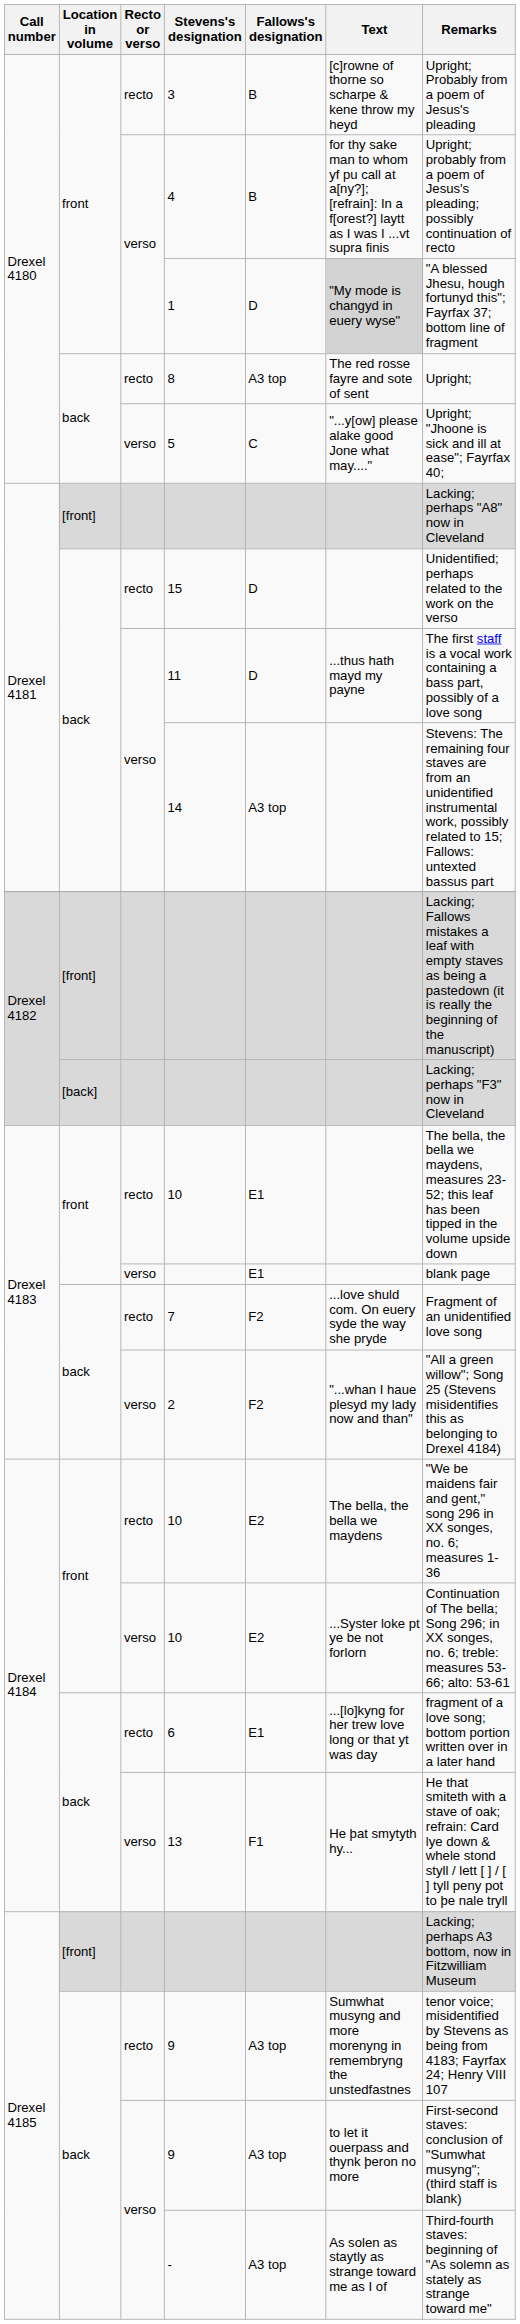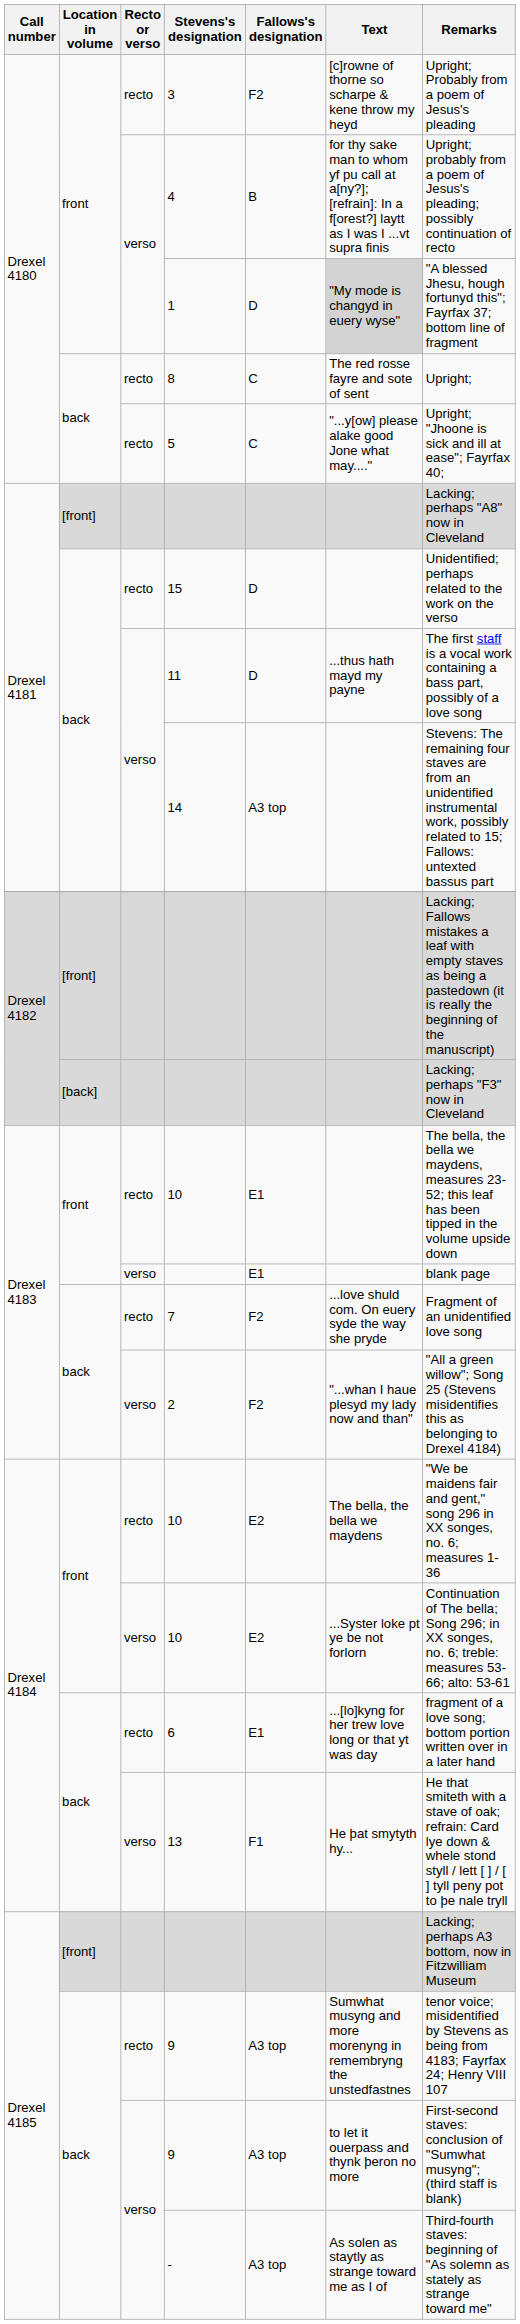(253, 94) B -> (256, 94) F2
(267, 378) A3 top -> (253, 378) C
(140, 443) verso -> (139, 443) recto
